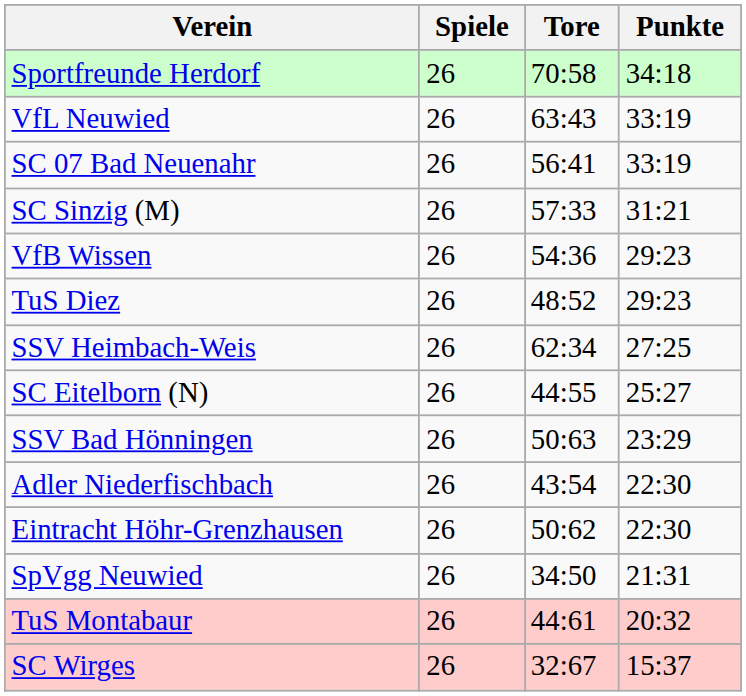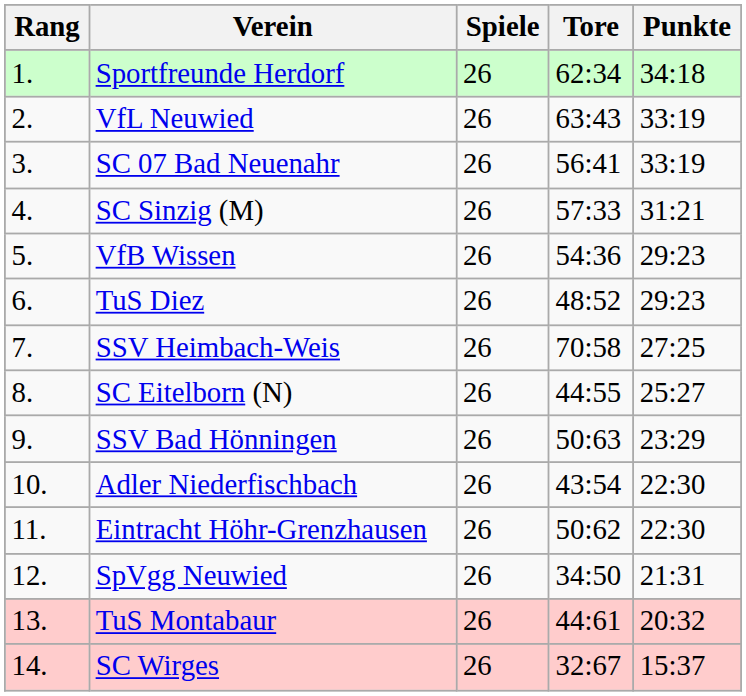+ column: (47, 27)
(564, 73) 70:58 -> (588, 73) 62:34
(564, 347) 62:34 -> (588, 347) 70:58
